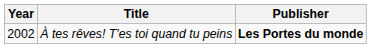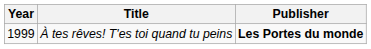(21, 33) 2002 -> (21, 33) 1999
